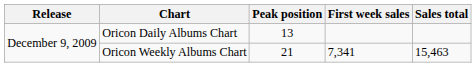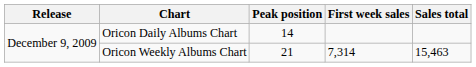(287, 33) 13 -> (287, 33) 14
(341, 52) 7,341 -> (341, 52) 7,314
